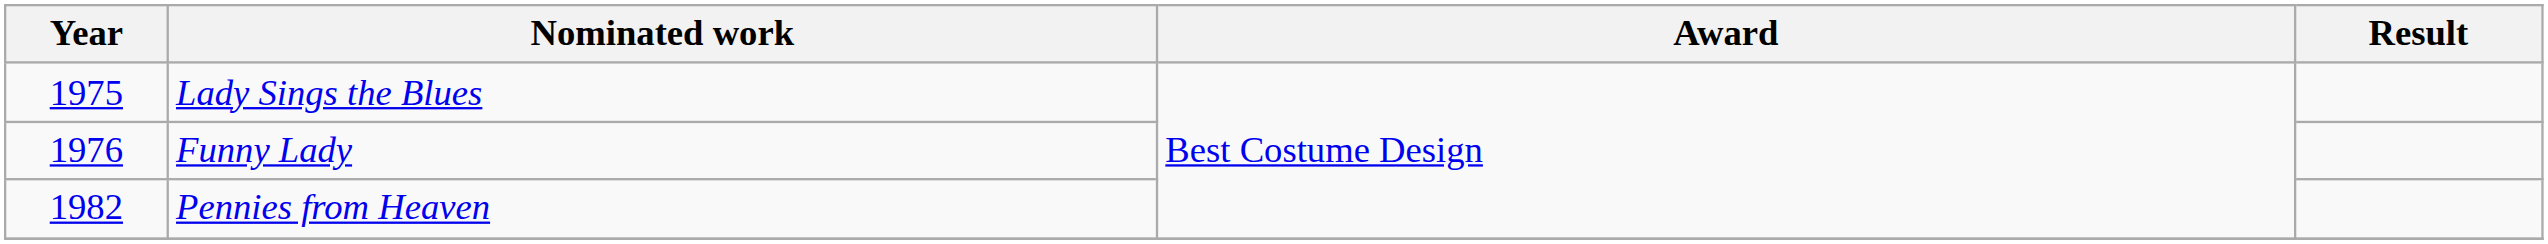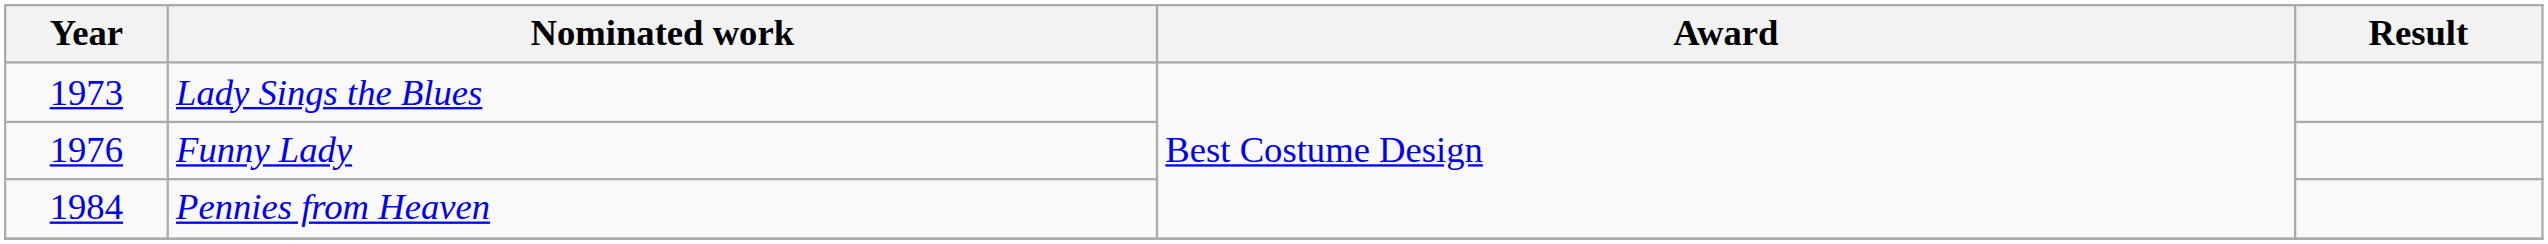(86, 91) 1975 -> (86, 91) 1973
(86, 207) 1982 -> (86, 207) 1984
